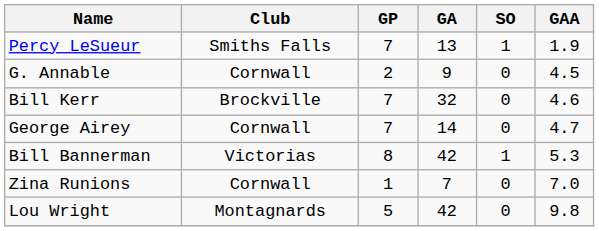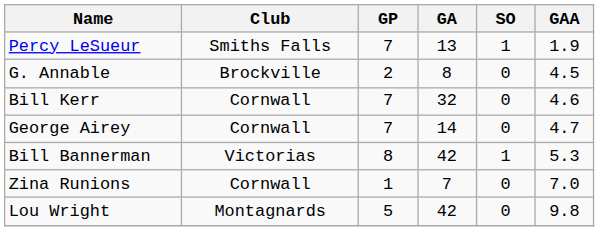(270, 74) Cornwall -> (270, 74) Brockville
(447, 74) 9 -> (447, 74) 8
(270, 101) Brockville -> (270, 101) Cornwall
